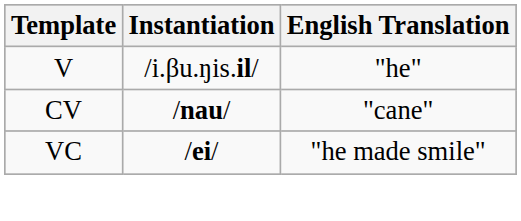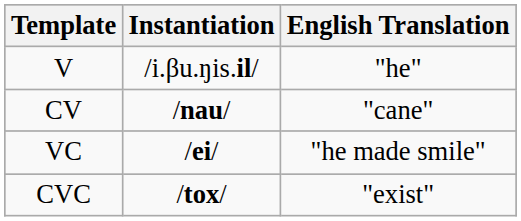+ row: (64, 194)
